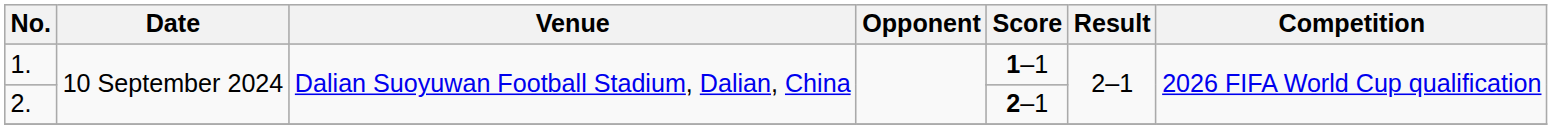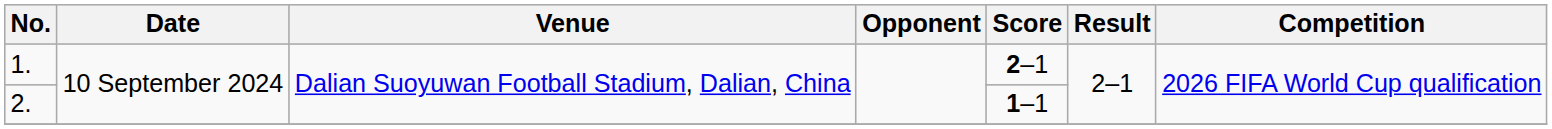(1027, 64) 1–1 -> (1027, 64) 2–1
(1027, 104) 2–1 -> (1027, 104) 1–1
